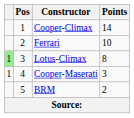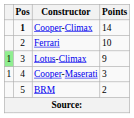(23, 27) normal -> (23, 27) bold
(104, 59) 8 -> (104, 59) 9
